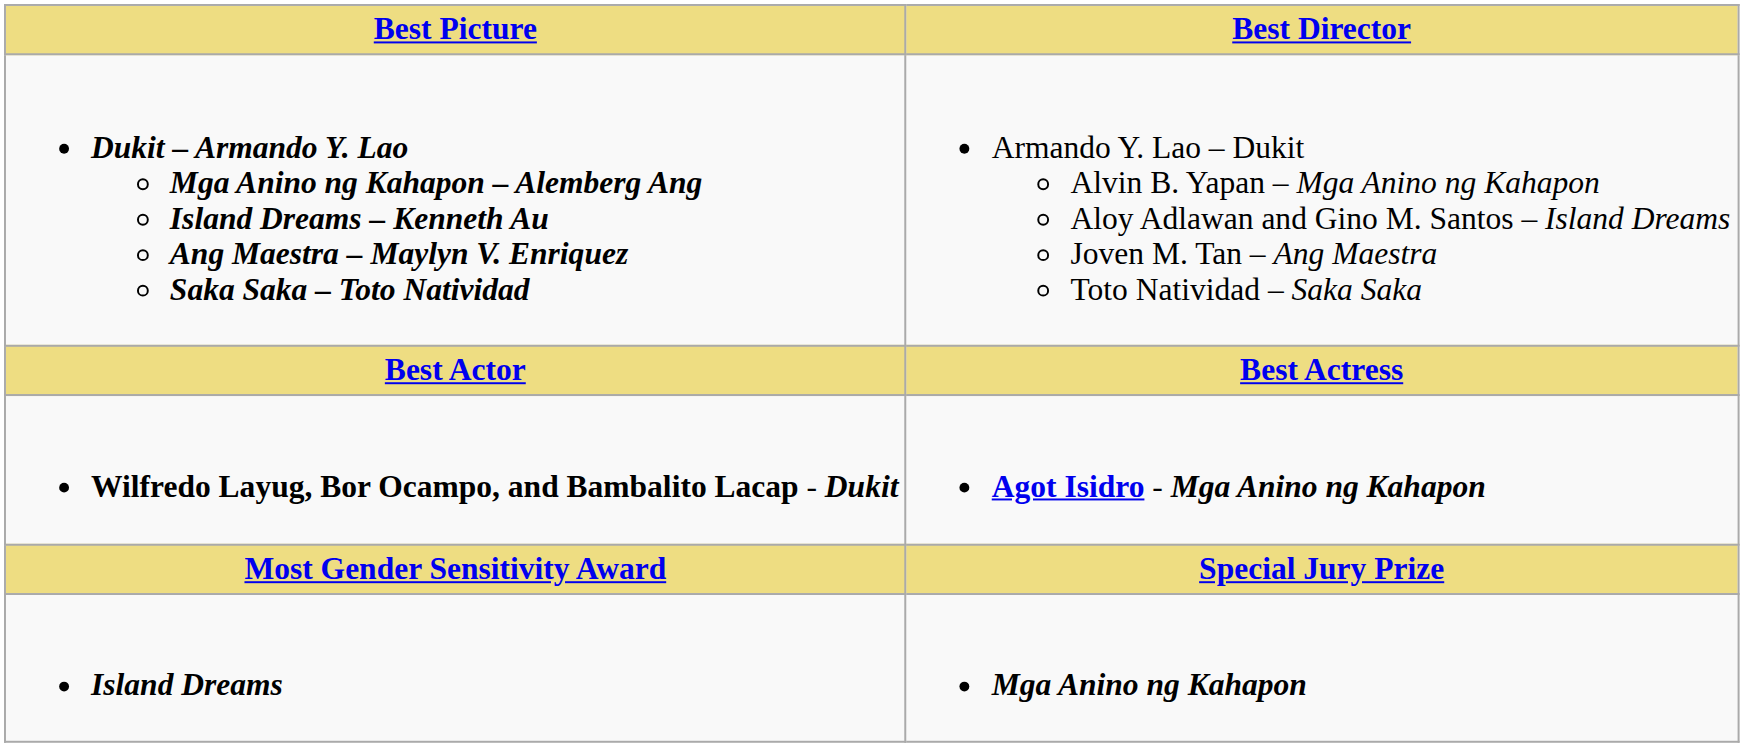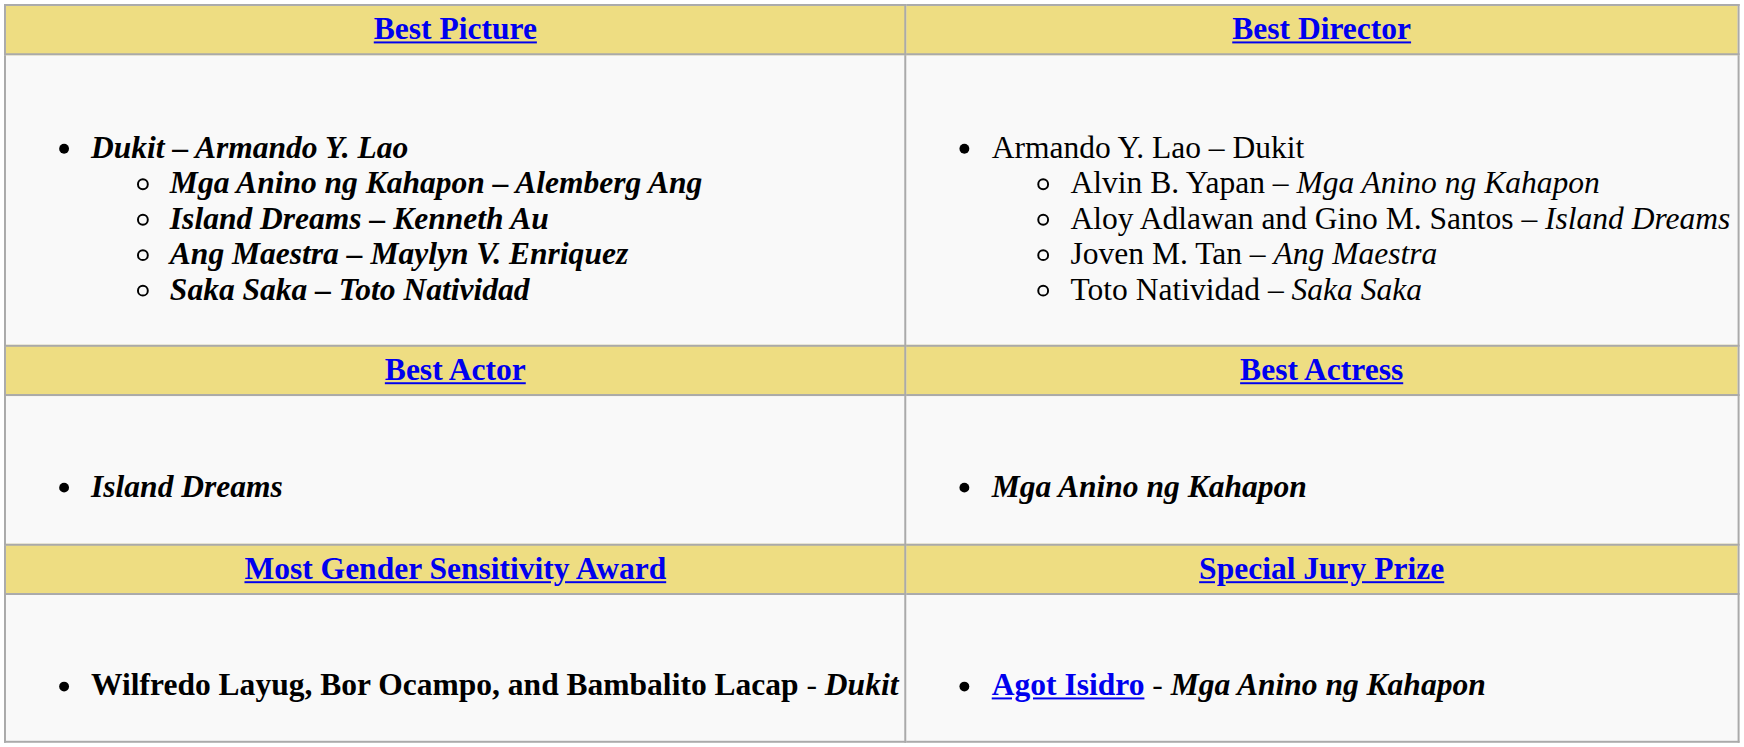rows swapped: (455, 487) <-> (455, 686)
